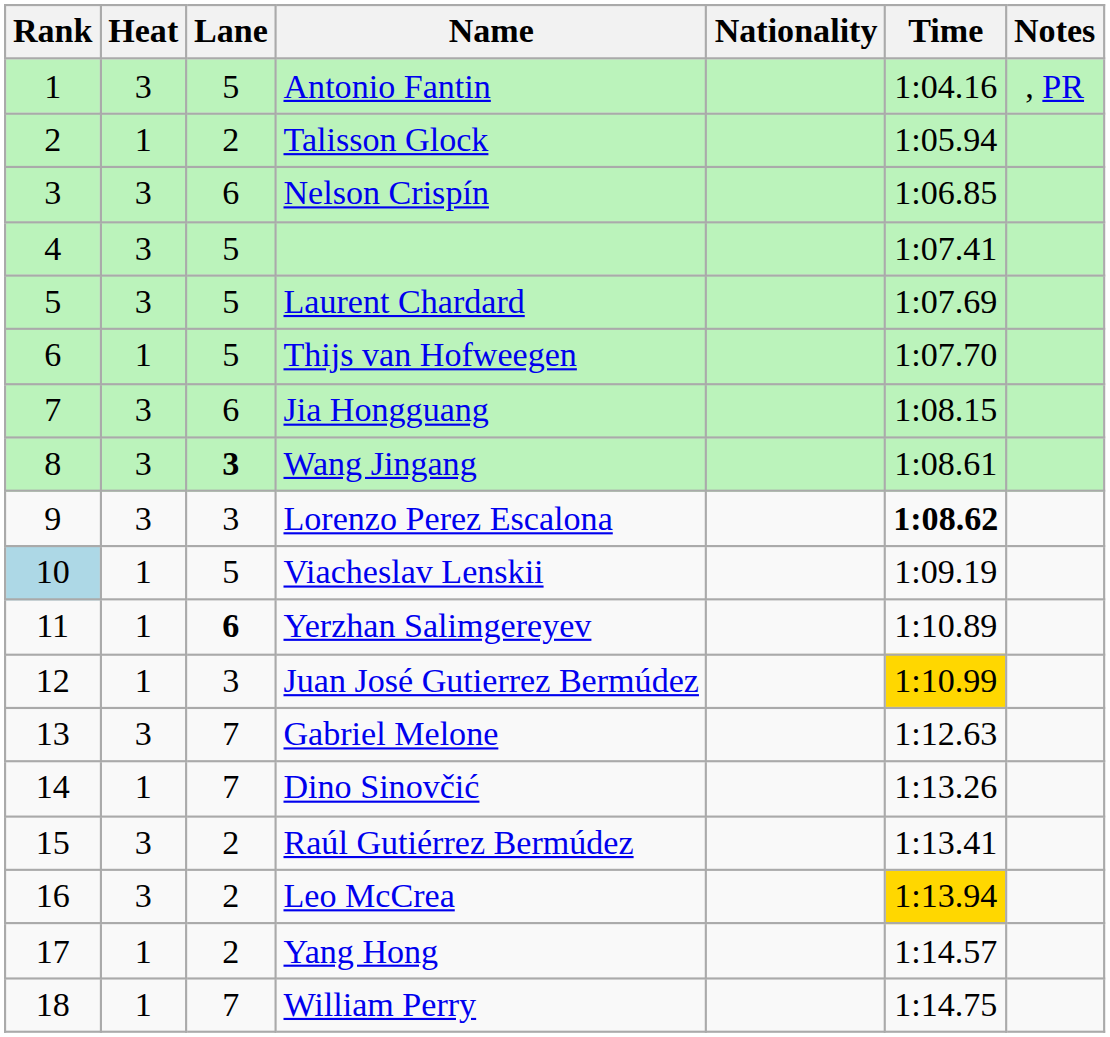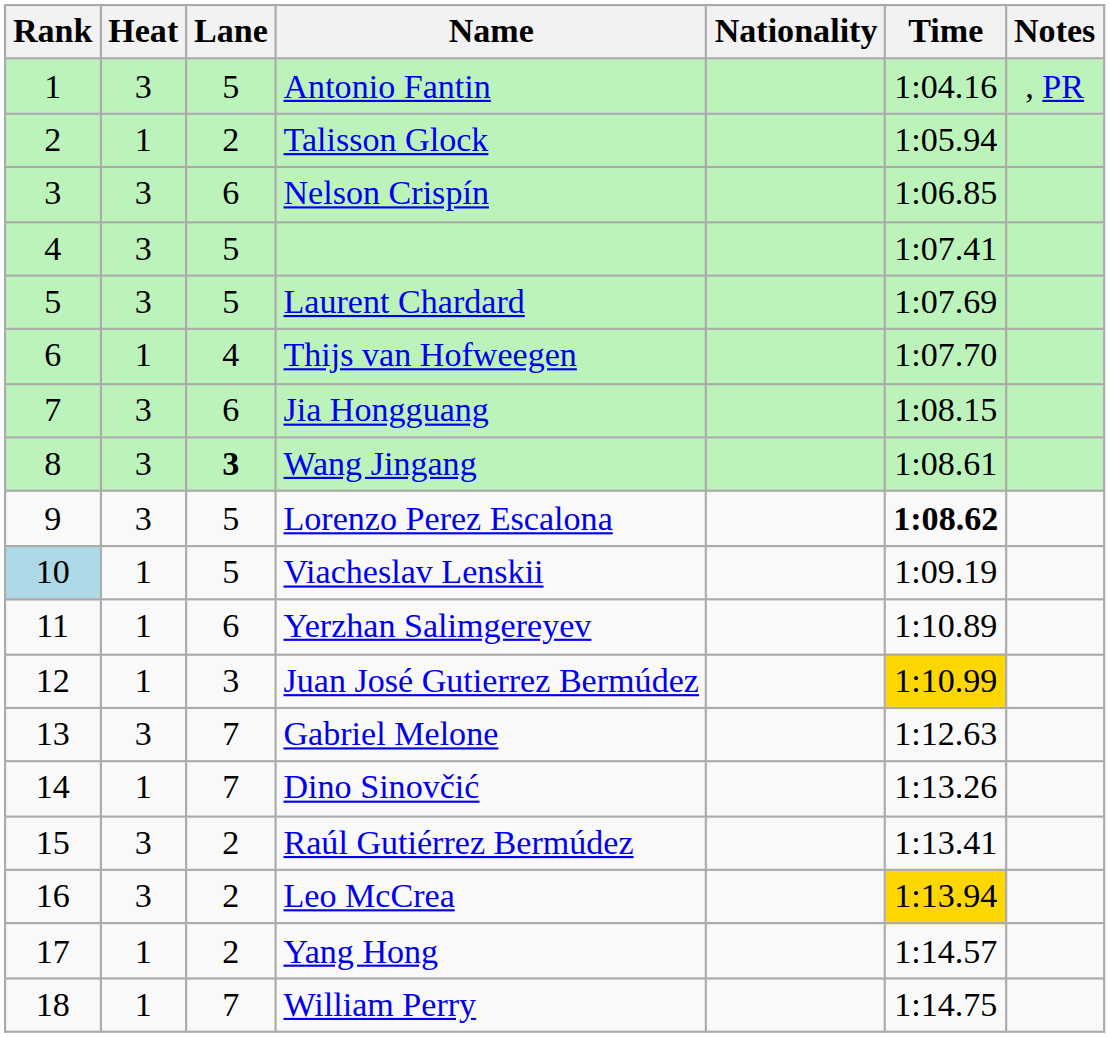(231, 355) 5 -> (231, 355) 4
(231, 517) 3 -> (231, 517) 5
(231, 626) bold -> (231, 626) normal
